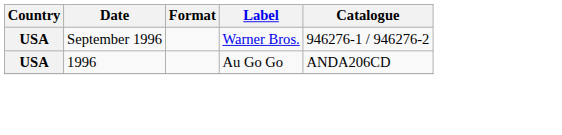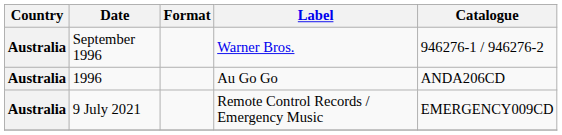(34, 39) USA -> (37, 47) Australia
(34, 62) USA -> (37, 78) Australia
+ row: (107, 109)
